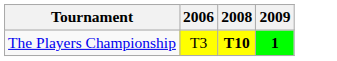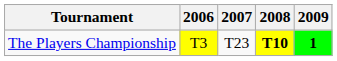+ column: (237, 17)
